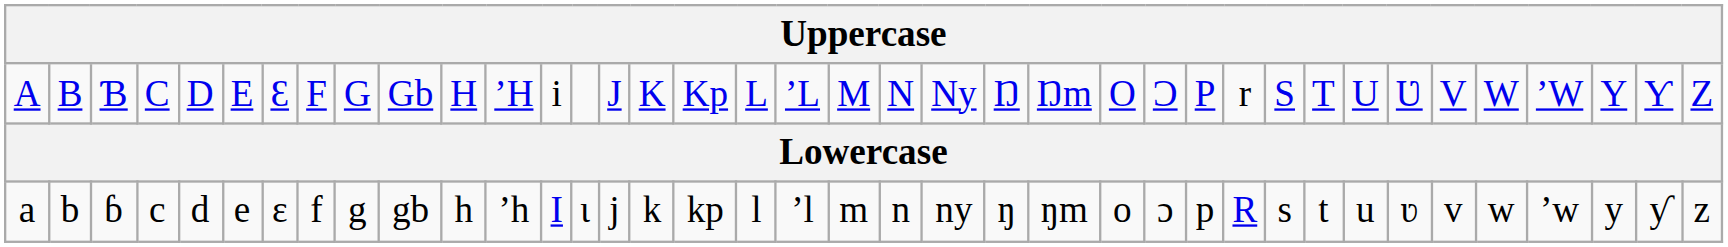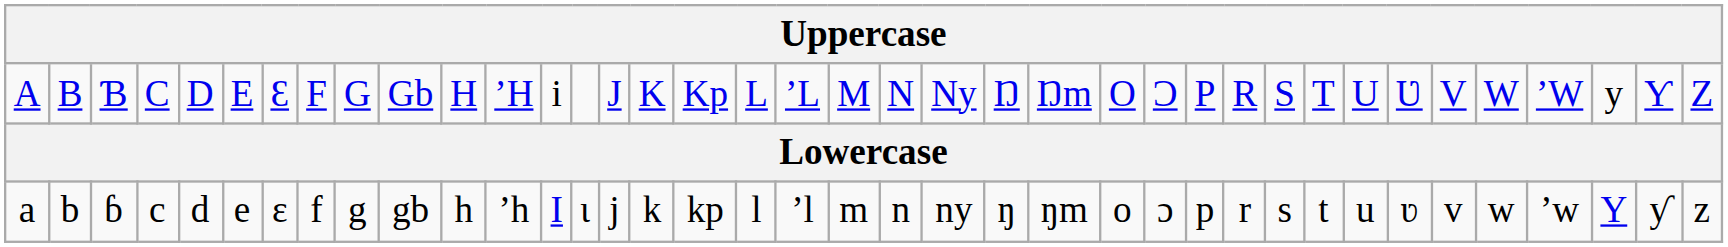(1245, 92) r -> (1245, 92) R
(1614, 92) Y -> (1614, 92) y
(1245, 210) R -> (1245, 210) r
(1614, 210) y -> (1614, 210) Y
